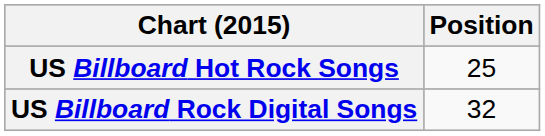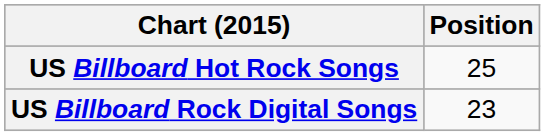(481, 109) 32 -> (481, 109) 23
